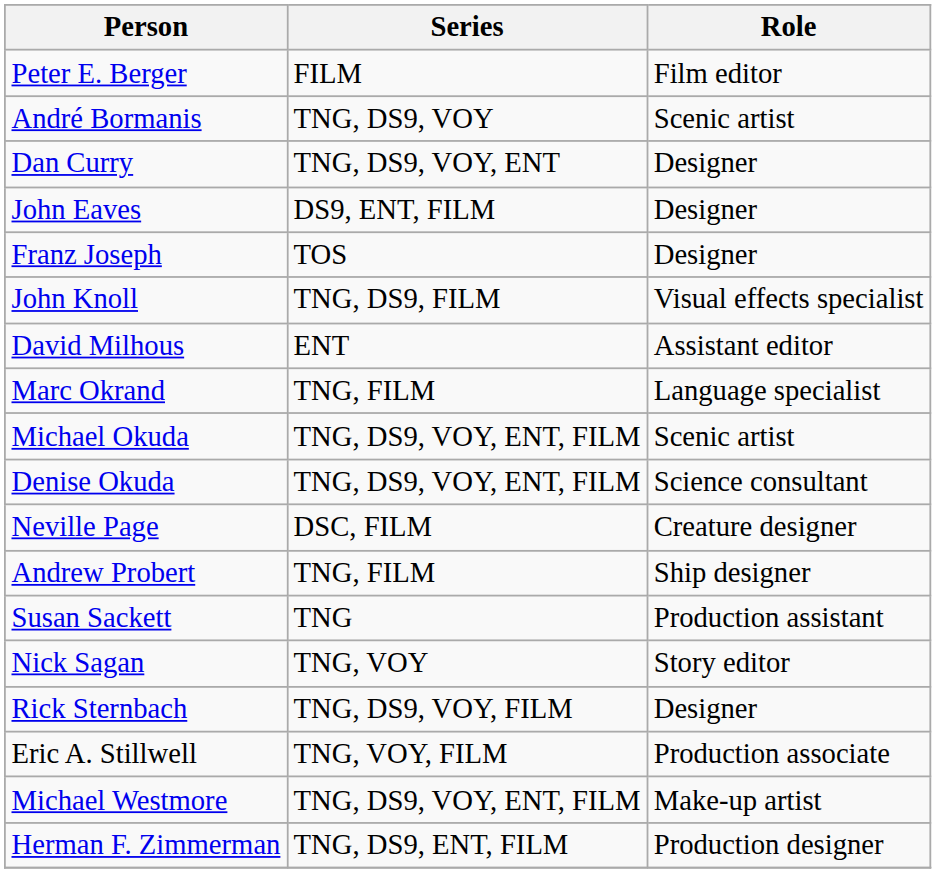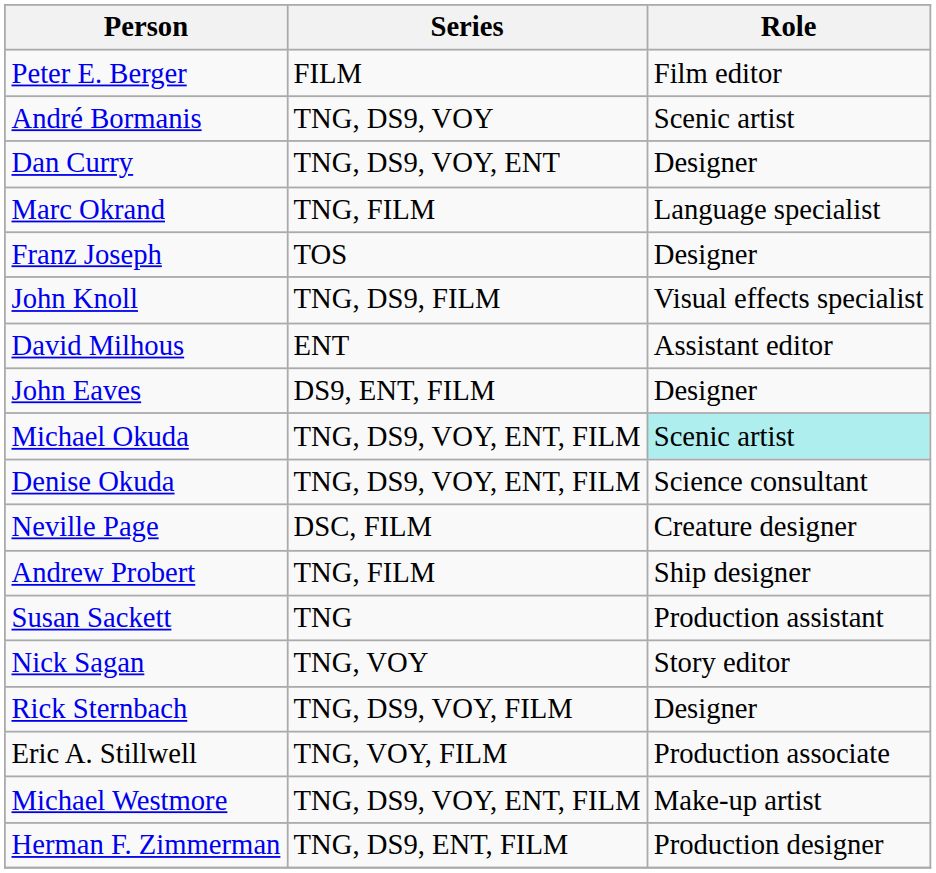rows swapped: (76, 208) <-> (88, 390)
(724, 436) no background -> (724, 436) paleturquoise background
